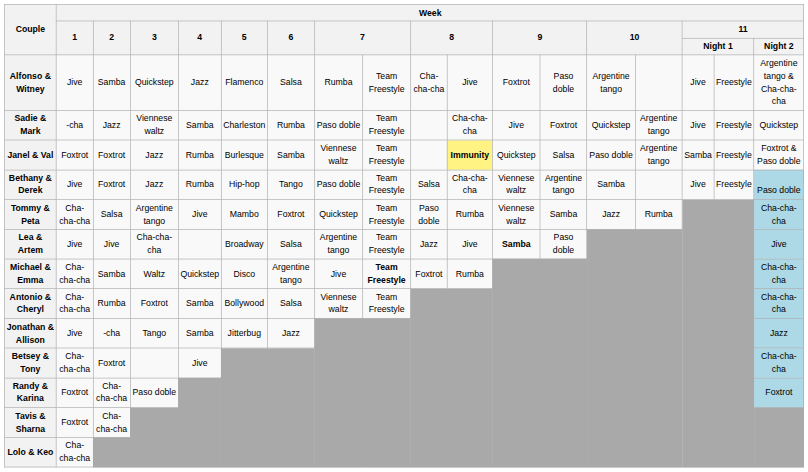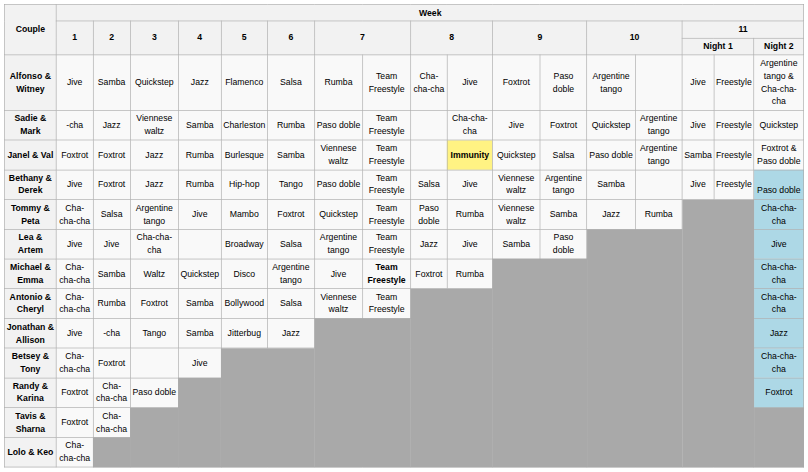(470, 184) Cha-cha-cha -> (470, 184) Jive
(516, 243) bold -> (516, 243) normal
